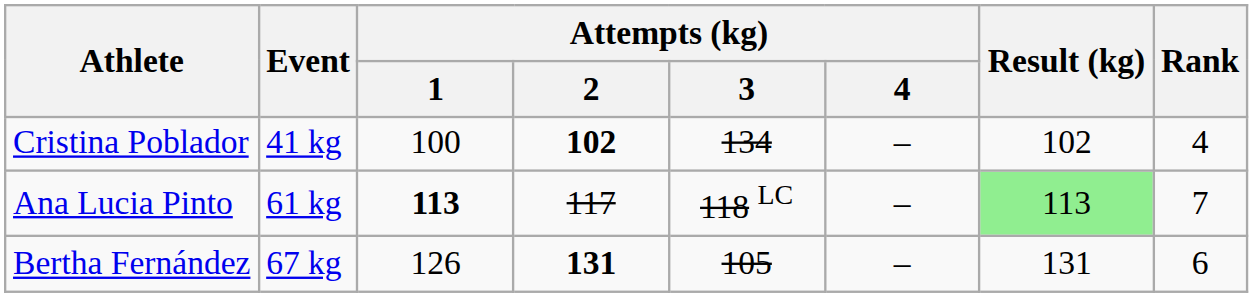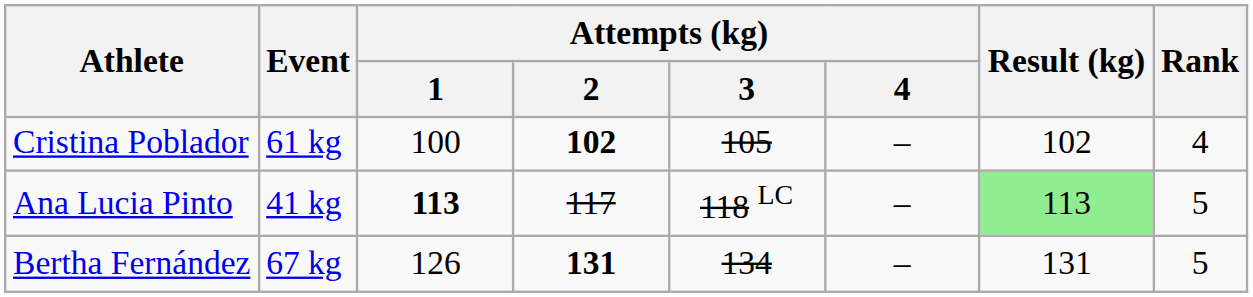(304, 143) 41 kg -> (304, 143) 61 kg
(747, 143) 134 -> (747, 143) 105
(304, 202) 61 kg -> (304, 202) 41 kg
(1200, 202) 7 -> (1200, 202) 5
(747, 262) 105 -> (747, 262) 134
(1200, 262) 6 -> (1200, 262) 5
